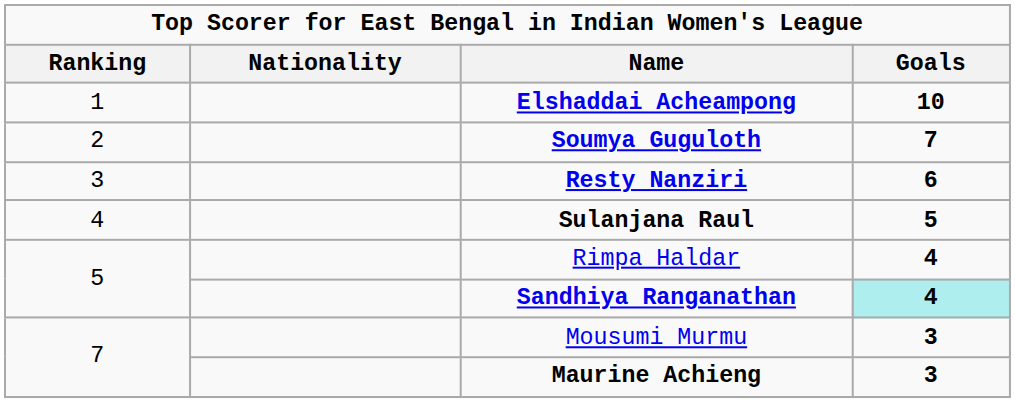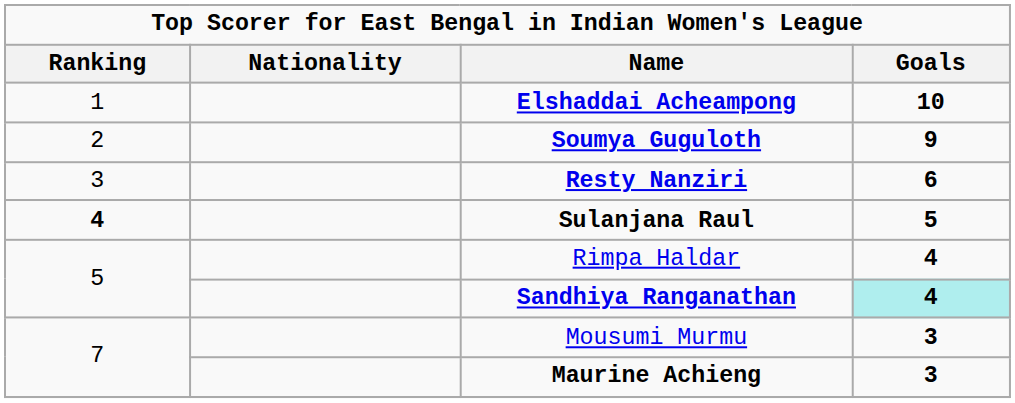(931, 142) 7 -> (931, 142) 9
(97, 220) normal -> (97, 220) bold
